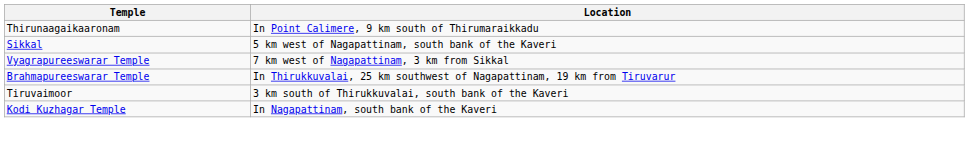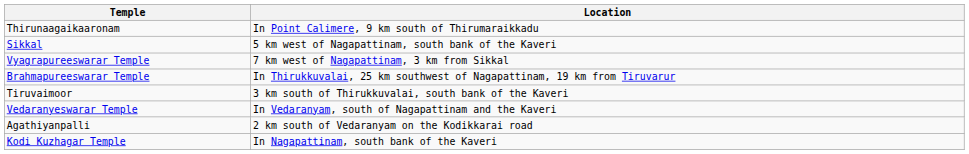+ row: (72, 109)
+ row: (48, 125)
